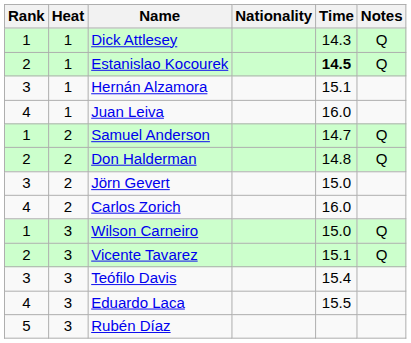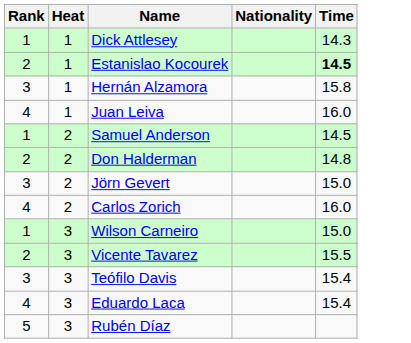- column: (382, 16)
(336, 87) 15.1 -> (336, 87) 15.8
(336, 135) 14.7 -> (336, 135) 14.5
(336, 254) 15.1 -> (336, 254) 15.5
(336, 302) 15.5 -> (336, 302) 15.4
